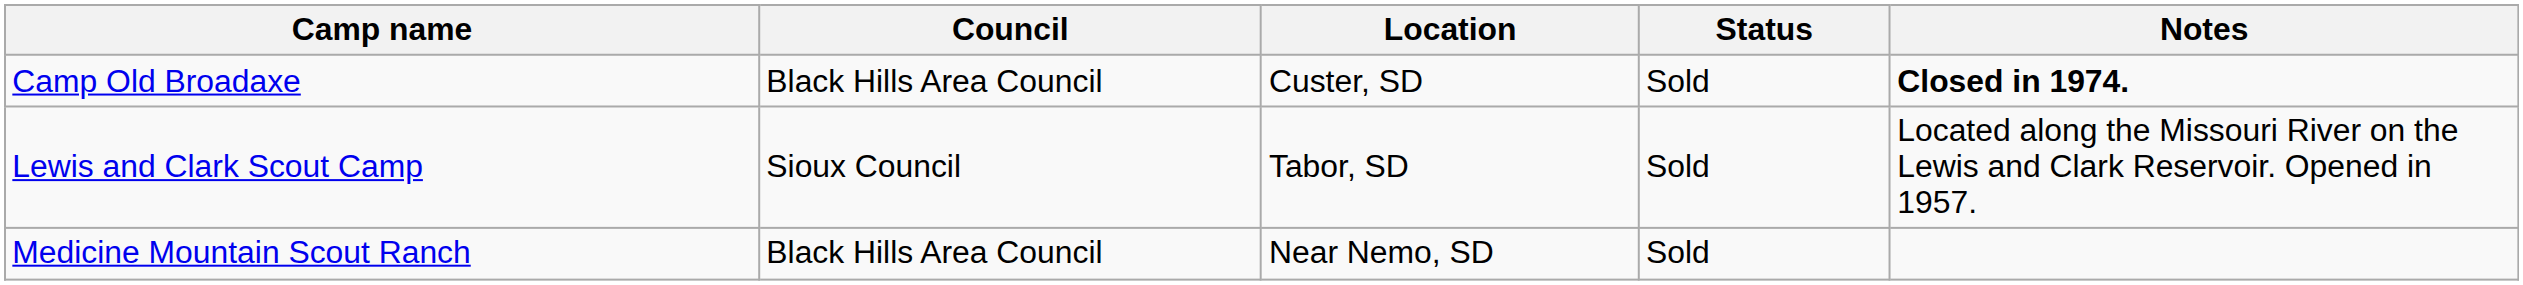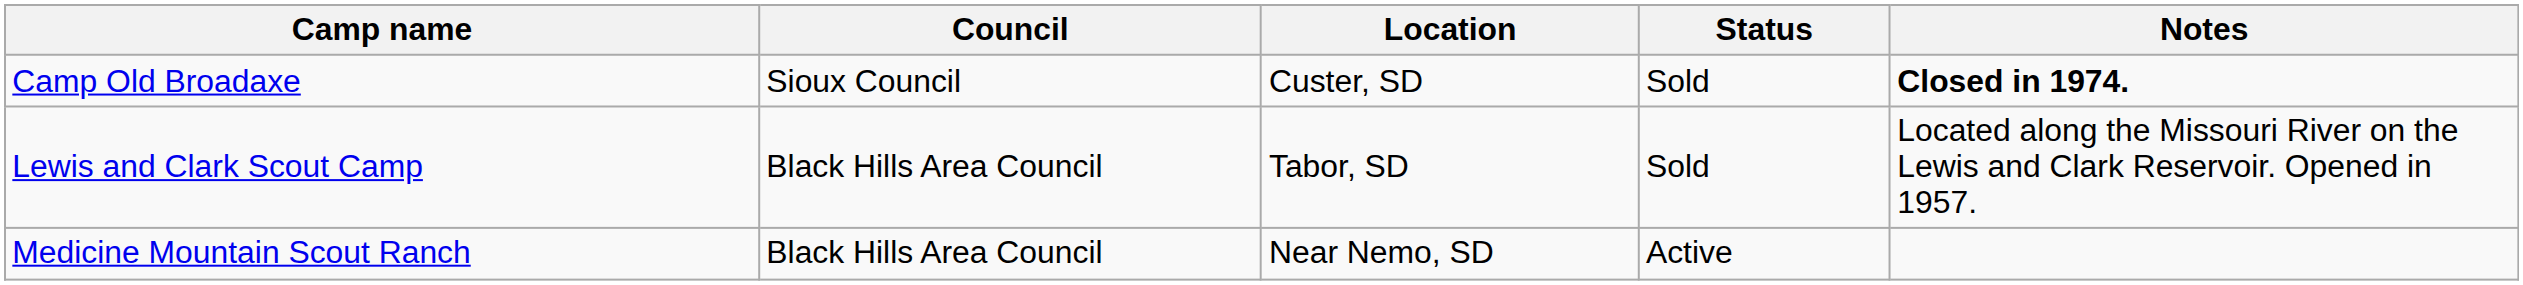(934, 80) Black Hills Area Council -> (864, 80) Sioux Council
(864, 166) Sioux Council -> (934, 166) Black Hills Area Council
(1678, 252) Sold -> (1689, 252) Active
